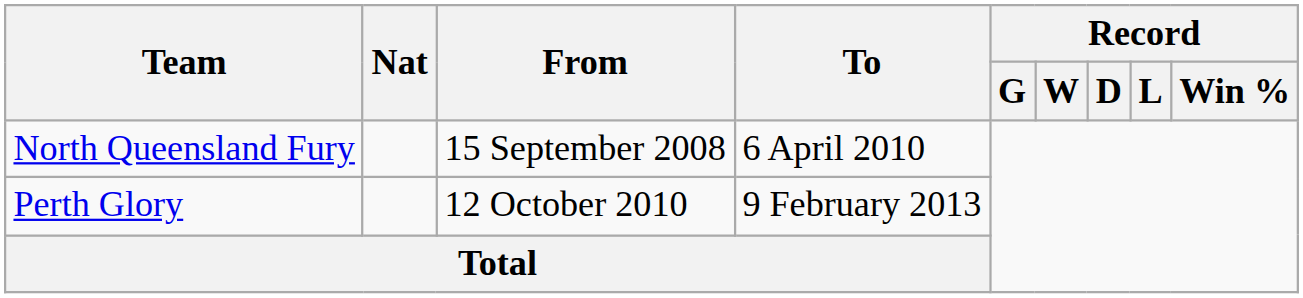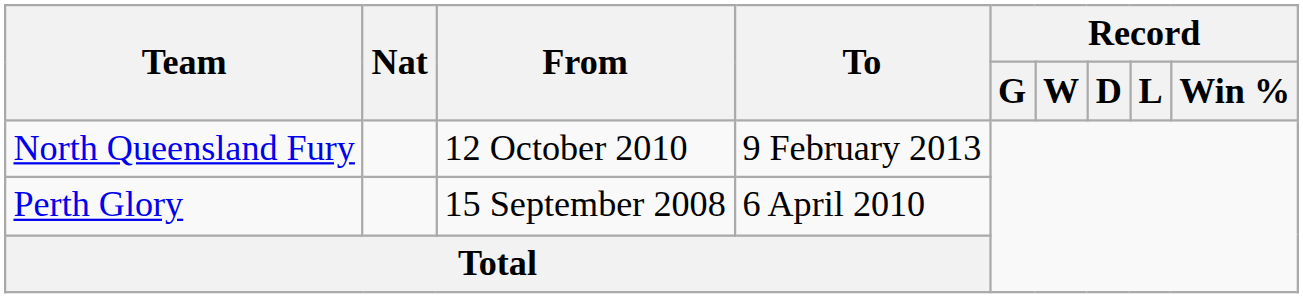(585, 147) 15 September 2008 -> (566, 147) 12 October 2010
(834, 147) 6 April 2010 -> (862, 147) 9 February 2013
(566, 205) 12 October 2010 -> (585, 205) 15 September 2008
(862, 205) 9 February 2013 -> (834, 205) 6 April 2010
